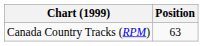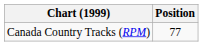(175, 31) 63 -> (175, 31) 77
